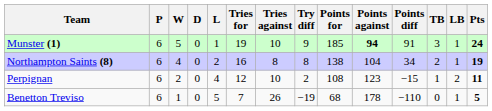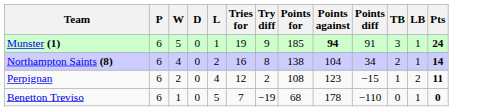- column: (275, 19)
(477, 61) 19 -> (438, 61) 14
(477, 97) 5 -> (438, 97) 0
